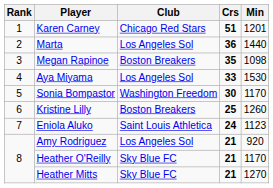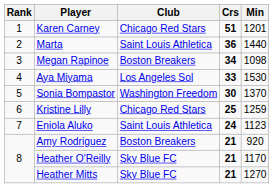(156, 45) Los Angeles Sol -> (166, 45) Saint Louis Athletica
(230, 61) 35 -> (230, 61) 34
(255, 93) 1170 -> (255, 93) 1370
(158, 110) Boston Breakers -> (163, 110) Chicago Red Stars
(255, 110) 1260 -> (255, 110) 1259
(156, 142) Los Angeles Sol -> (158, 142) Boston Breakers
